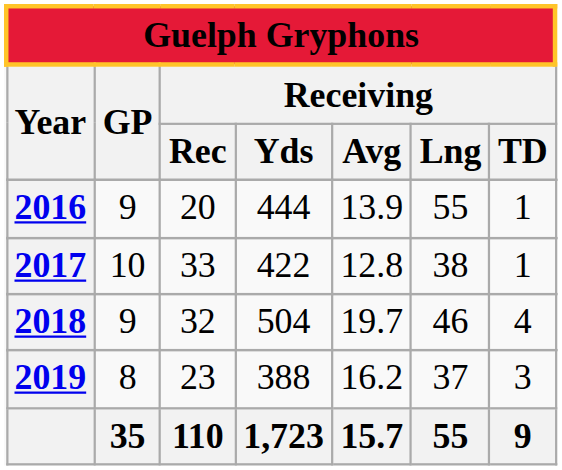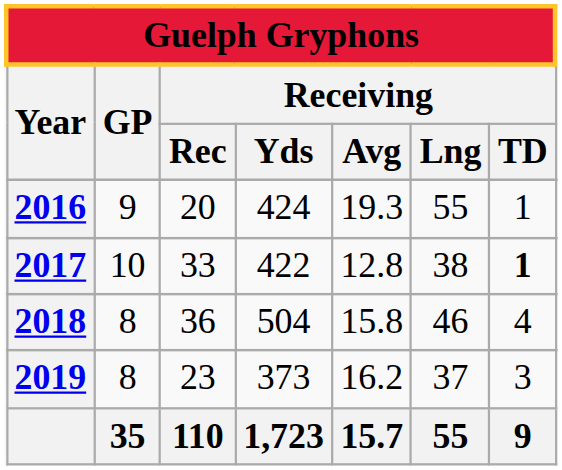(284, 207) 444 -> (284, 207) 424
(372, 207) 13.9 -> (372, 207) 19.3
(523, 264) normal -> (523, 264) bold
(128, 321) 9 -> (128, 321) 8
(198, 321) 32 -> (198, 321) 36
(372, 321) 19.7 -> (372, 321) 15.8
(284, 378) 388 -> (284, 378) 373
